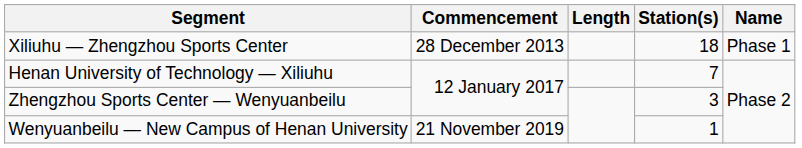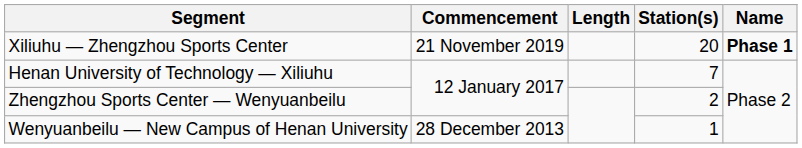(490, 45) 28 December 2013 -> (490, 45) 21 November 2019
(709, 45) 18 -> (709, 45) 20
(759, 45) normal -> (760, 45) bold
(714, 101) 3 -> (714, 101) 2
(490, 128) 21 November 2019 -> (490, 128) 28 December 2013
